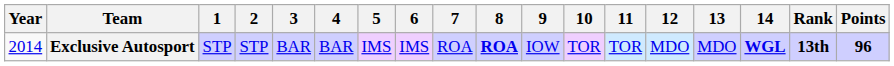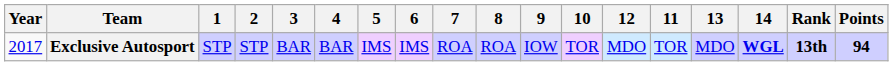columns swapped: (625, 18) <-> (670, 18)
(25, 46) 2014 -> (25, 46) 2017
(499, 46) bold -> (498, 46) normal
(863, 46) 96 -> (861, 46) 94
